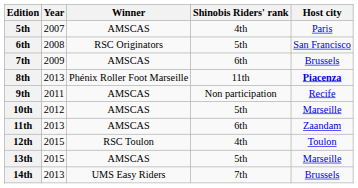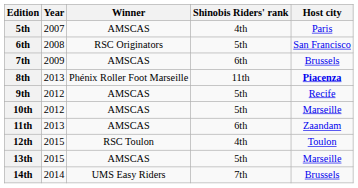(54, 93) 2011 -> (54, 93) 2012
(241, 93) Non participation -> (241, 93) 5th
(54, 175) 2013 -> (54, 175) 2014
